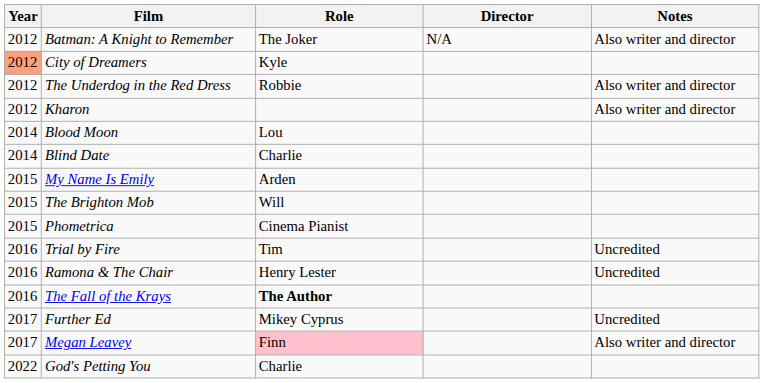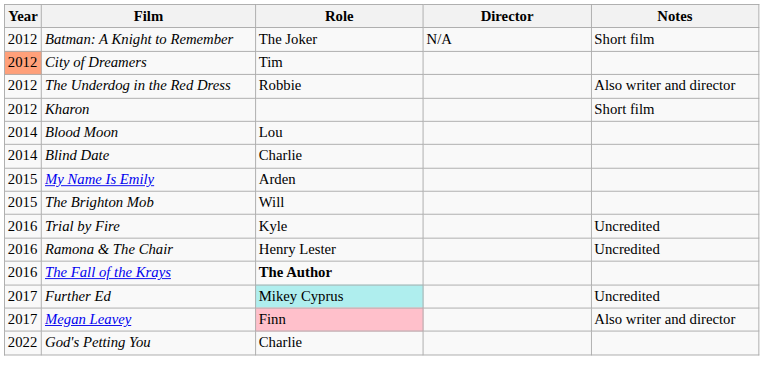(665, 39) Also writer and director -> (624, 39) Short film
(273, 62) Kyle -> (271, 62) Tim
(665, 109) Also writer and director -> (624, 109) Short film
- row: (79, 226)
(271, 249) Tim -> (273, 226) Kyle
(301, 319) no background -> (301, 296) paleturquoise background
